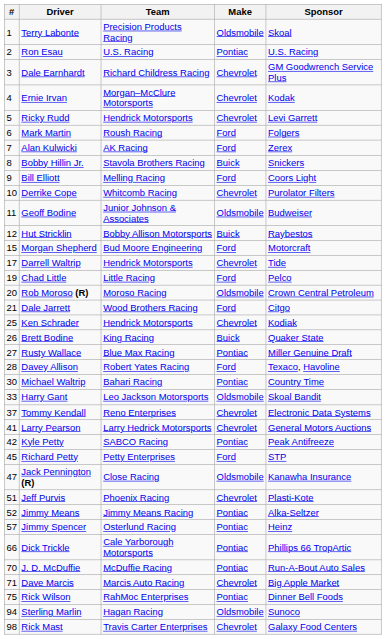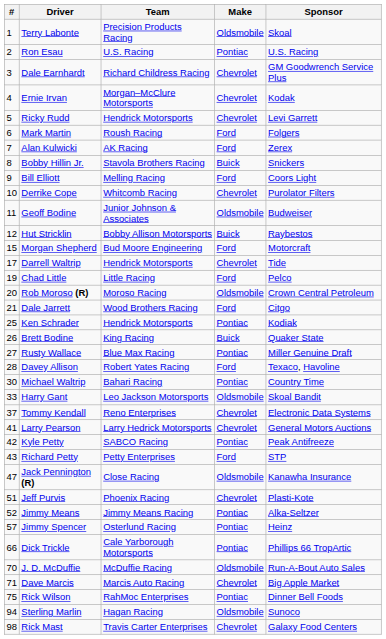(237, 323) Chevrolet -> (232, 323) Pontiac
(12, 457) 45 -> (12, 457) 43
(232, 568) Pontiac -> (240, 568) Oldsmobile
